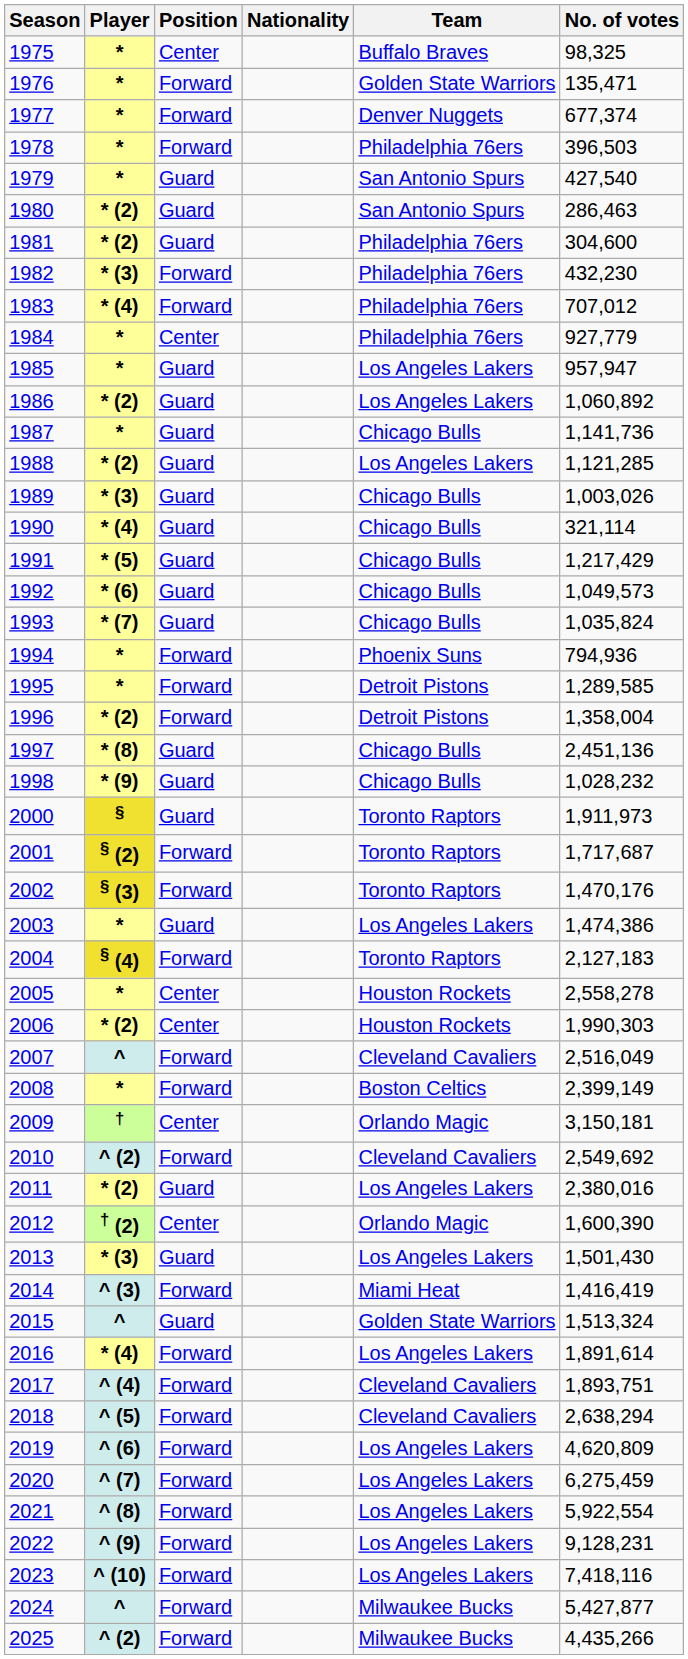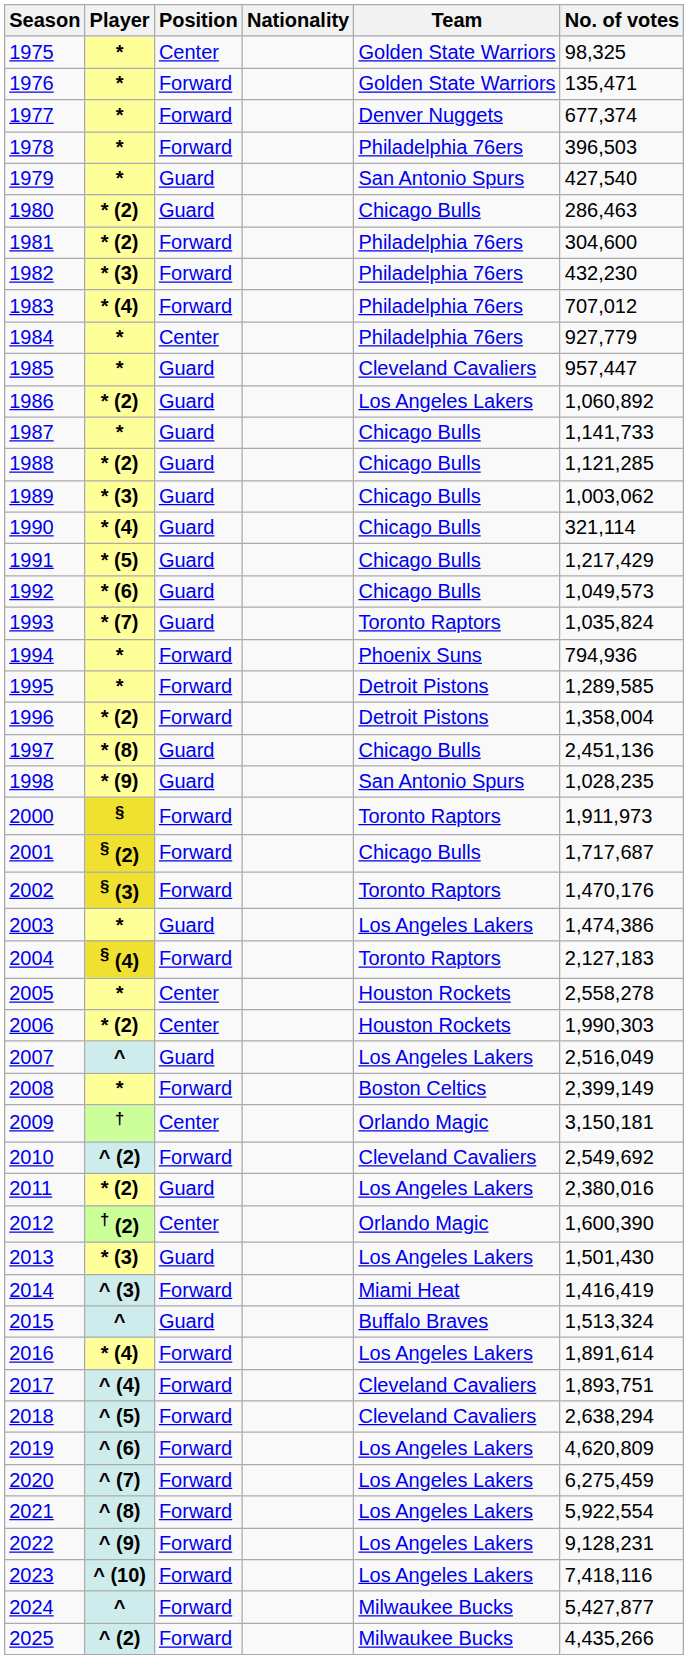(423, 52) Buffalo Braves -> (457, 52) Golden State Warriors
(441, 210) San Antonio Spurs -> (420, 210) Chicago Bulls
(187, 242) Guard -> (196, 242) Forward
(446, 369) Los Angeles Lakers -> (447, 369) Cleveland Cavaliers
(601, 369) 957,947 -> (601, 369) 957,447
(609, 432) 1,141,736 -> (609, 432) 1,141,733
(446, 464) Los Angeles Lakers -> (420, 464) Chicago Bulls
(609, 496) 1,003,026 -> (609, 496) 1,003,062
(420, 623) Chicago Bulls -> (430, 623) Toronto Raptors
(420, 781) Chicago Bulls -> (441, 781) San Antonio Spurs
(609, 781) 1,028,232 -> (609, 781) 1,028,235
(187, 816) Guard -> (196, 816) Forward
(430, 853) Toronto Raptors -> (420, 853) Chicago Bulls
(196, 1056) Forward -> (187, 1056) Guard
(447, 1056) Cleveland Cavaliers -> (446, 1056) Los Angeles Lakers
(457, 1321) Golden State Warriors -> (423, 1321) Buffalo Braves
